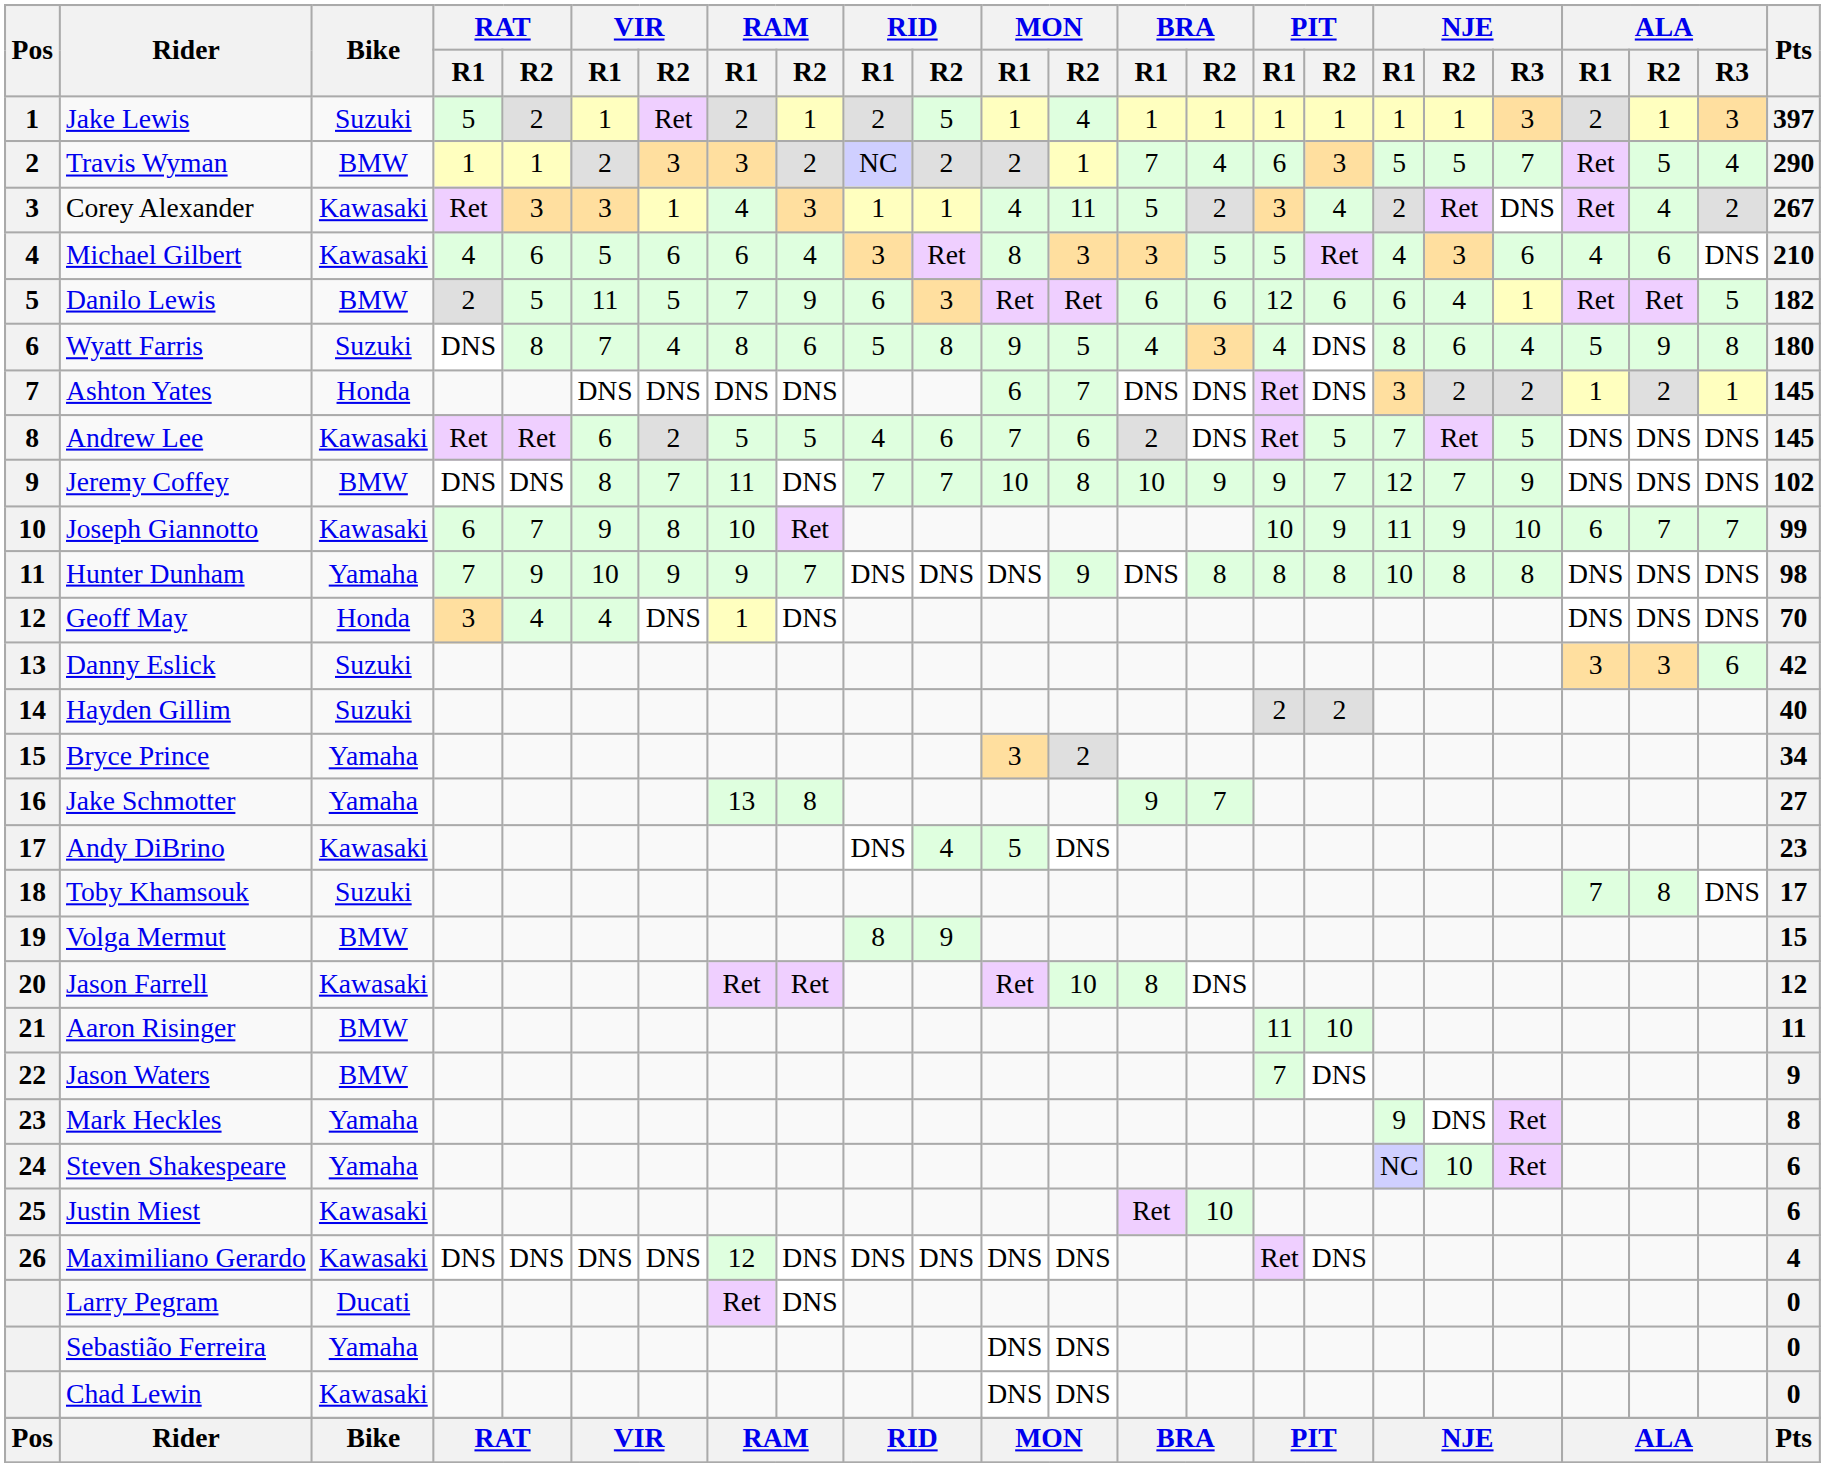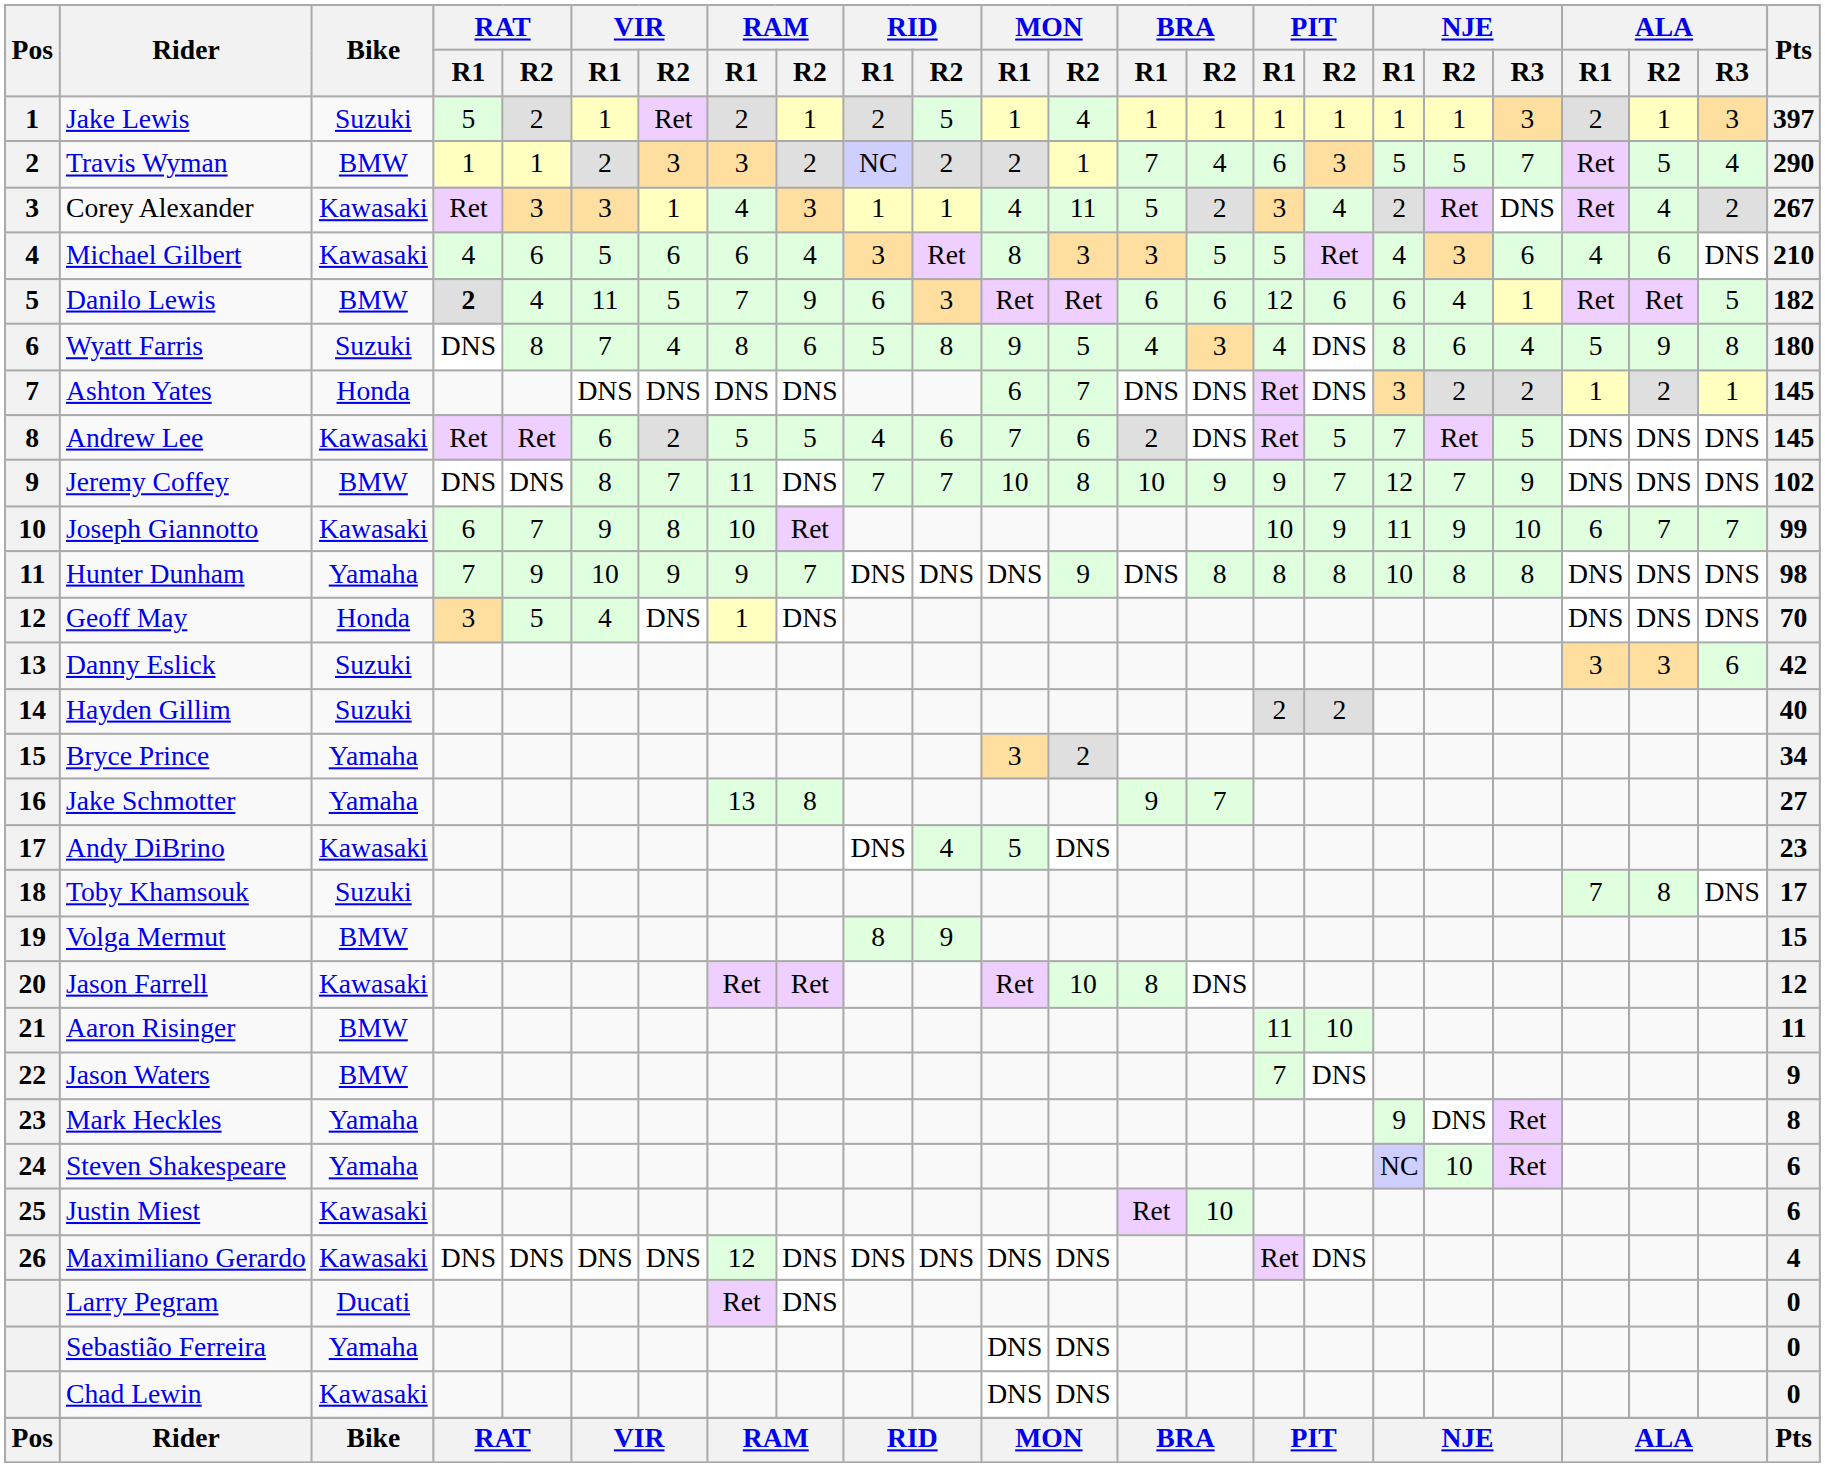(468, 300) normal -> (468, 300) bold
(537, 300) 5 -> (537, 300) 4
(537, 618) 4 -> (537, 618) 5
